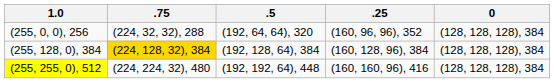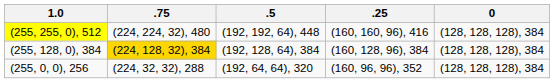rows swapped: (49, 31) <-> (56, 68)
